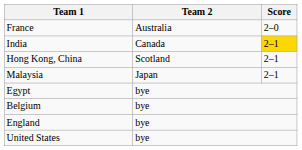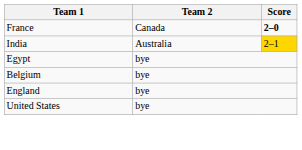(153, 28) Australia -> (150, 28) Canada
(271, 28) normal -> (271, 28) bold
(150, 43) Canada -> (153, 43) Australia
- row: (44, 59)
- row: (25, 75)
